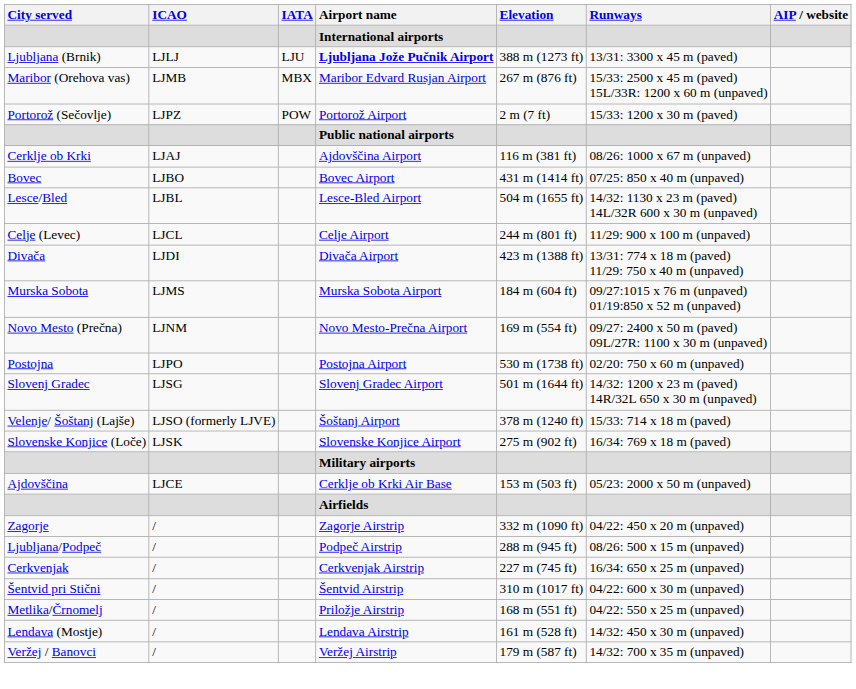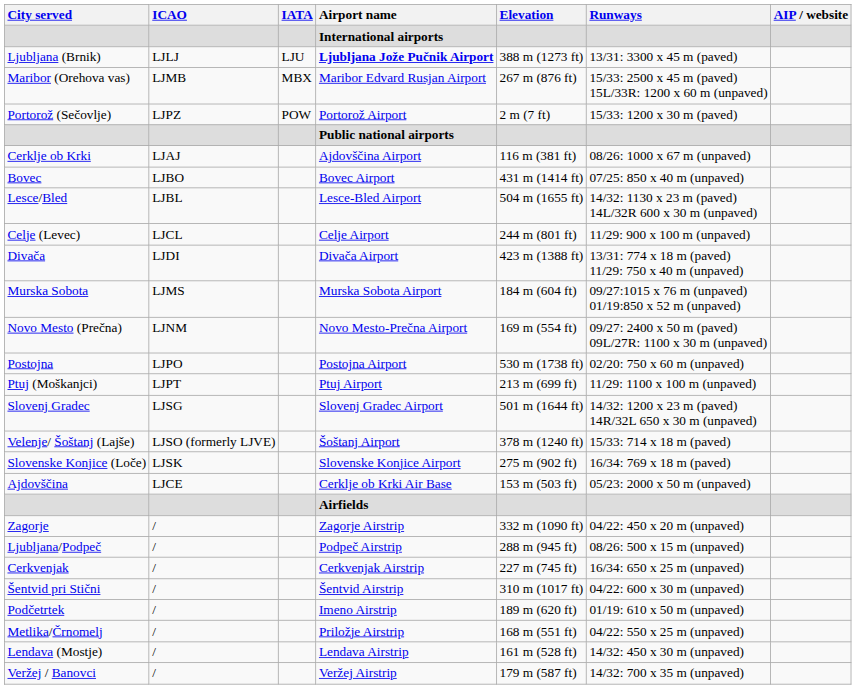+ row: (350, 384)
- row: (367, 462)
+ row: (358, 610)
